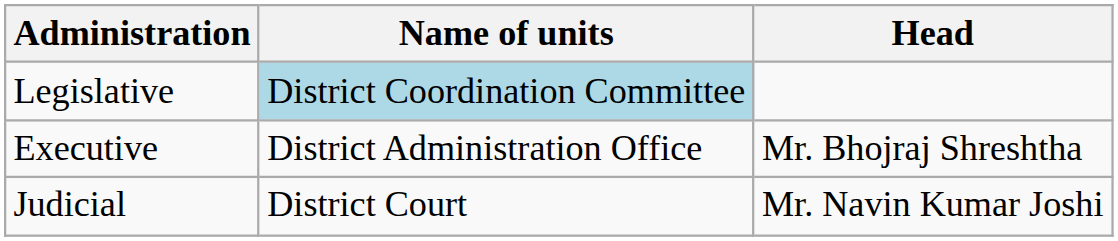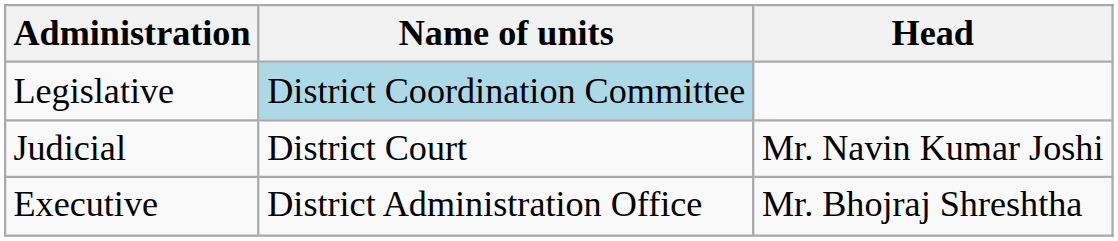rows swapped: (86, 147) <-> (70, 205)
